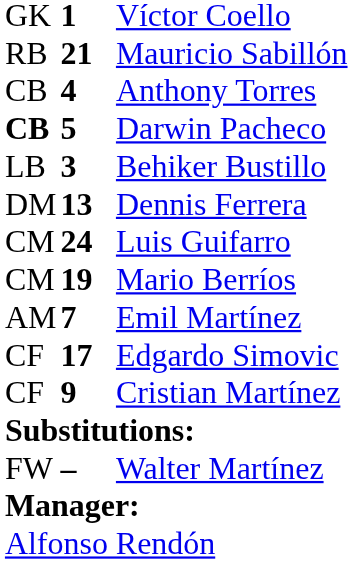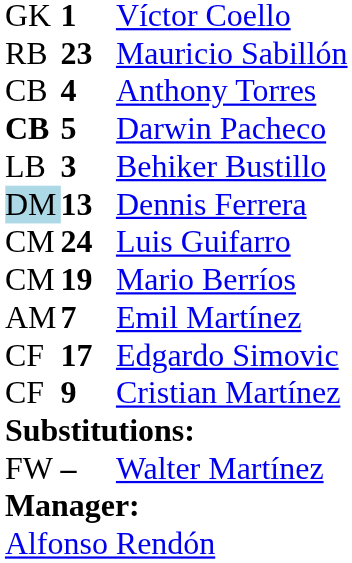(76, 53) 21 -> (76, 53) 23
(31, 203) no background -> (31, 203) lightblue background
